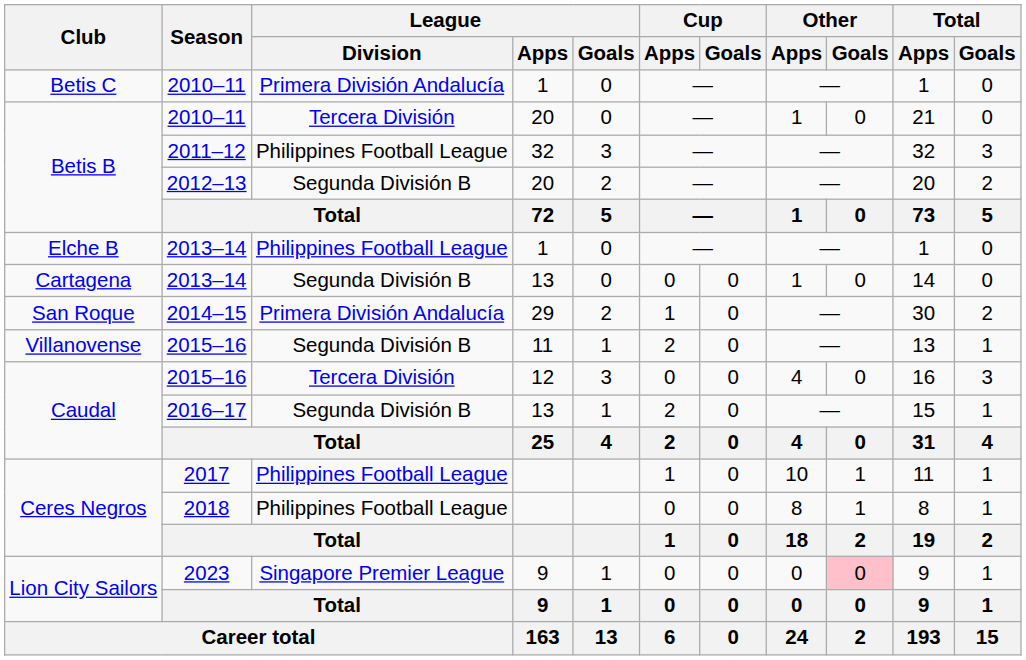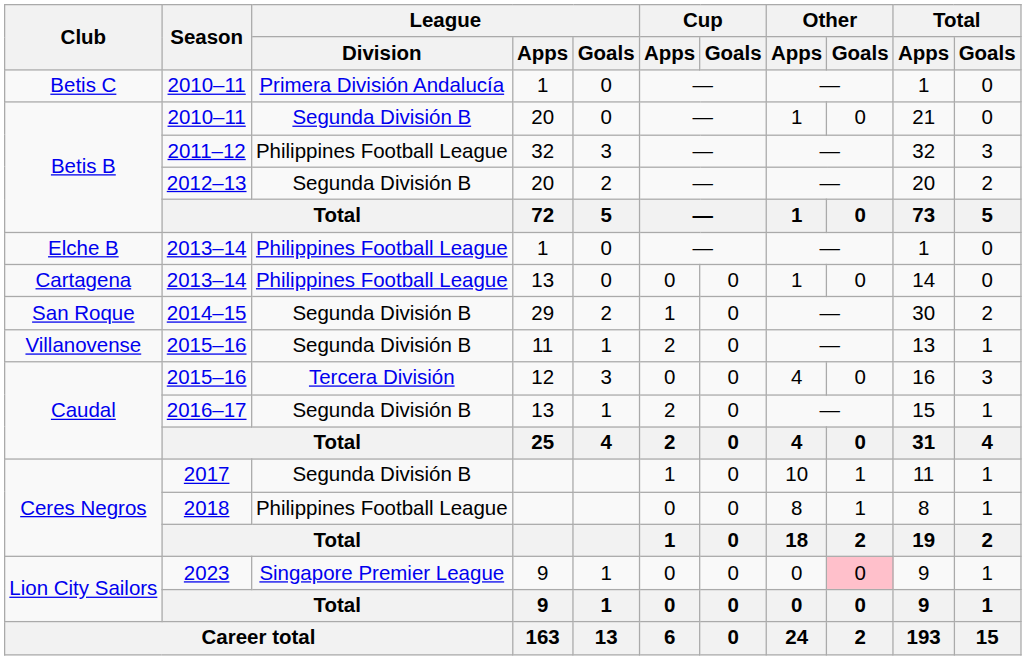(382, 118) Tercera División -> (382, 118) Segunda División B
(382, 280) Segunda División B -> (382, 280) Philippines Football League
(382, 313) Primera División Andalucía -> (382, 313) Segunda División B
(382, 475) Philippines Football League -> (382, 475) Segunda División B
